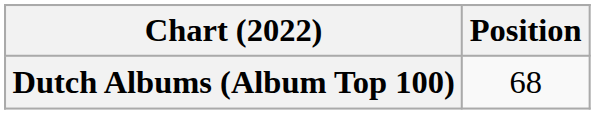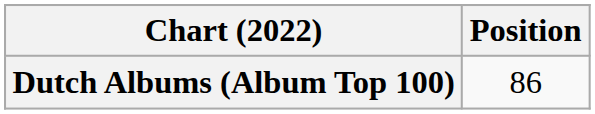(526, 81) 68 -> (526, 81) 86
